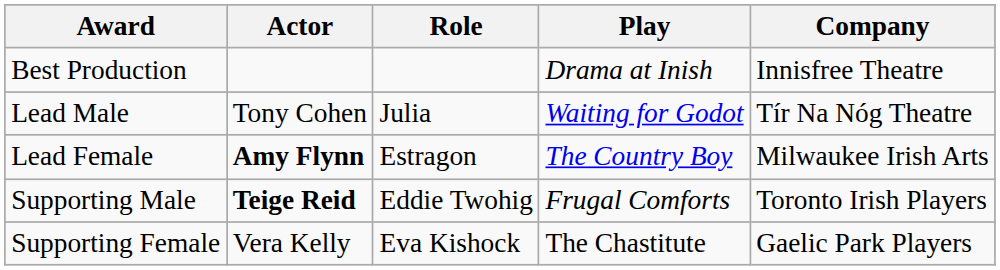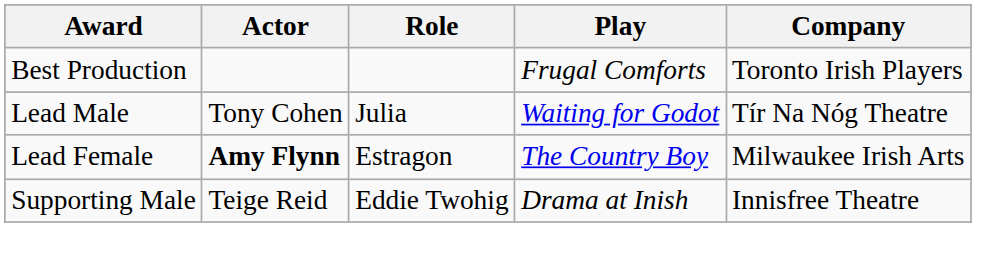(629, 69) Drama at Inish -> (614, 69) Frugal Comforts
(850, 69) Innisfree Theatre -> (847, 69) Toronto Irish Players
(294, 199) bold -> (268, 199) normal
(638, 199) Frugal Comforts -> (605, 199) Drama at Inish
(872, 199) Toronto Irish Players -> (825, 199) Innisfree Theatre
- row: (116, 243)
